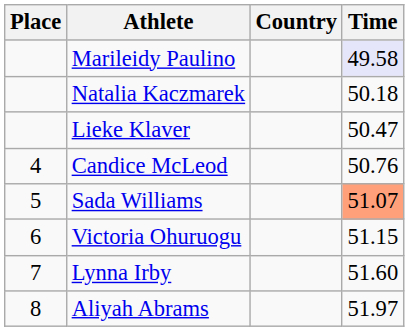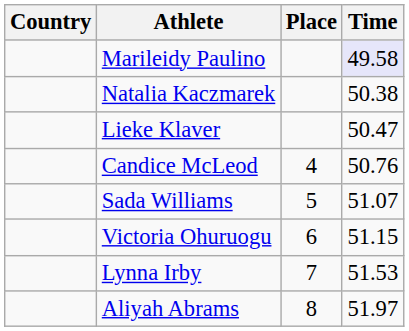columns swapped: (36, 22) <-> (296, 22)
(373, 93) 50.18 -> (373, 93) 50.38
(373, 201) lightsalmon background -> (373, 201) no background
(373, 272) 51.60 -> (373, 272) 51.53
